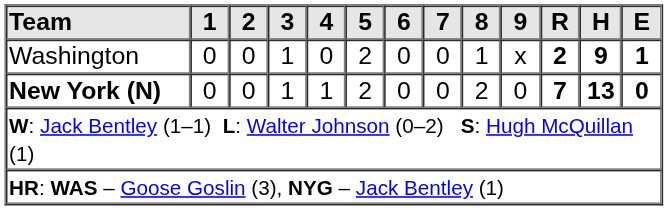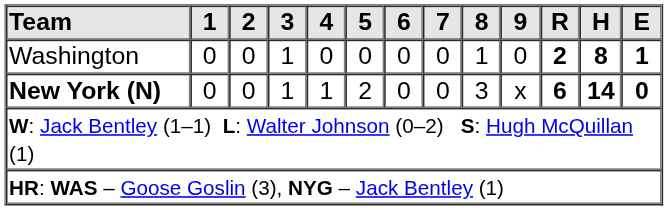(365, 56) 2 -> (365, 56) 0
(521, 56) x -> (521, 56) 0
(601, 56) 9 -> (601, 56) 8
(482, 90) 2 -> (482, 90) 3
(521, 90) 0 -> (521, 90) x
(560, 90) 7 -> (560, 90) 6
(601, 90) 13 -> (601, 90) 14
